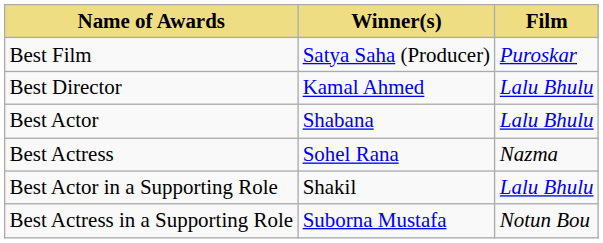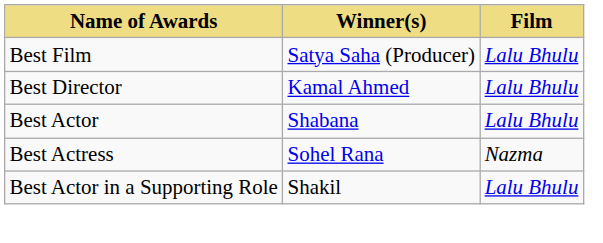(538, 54) Puroskar -> (532, 54) Lalu Bhulu
- row: (151, 220)
